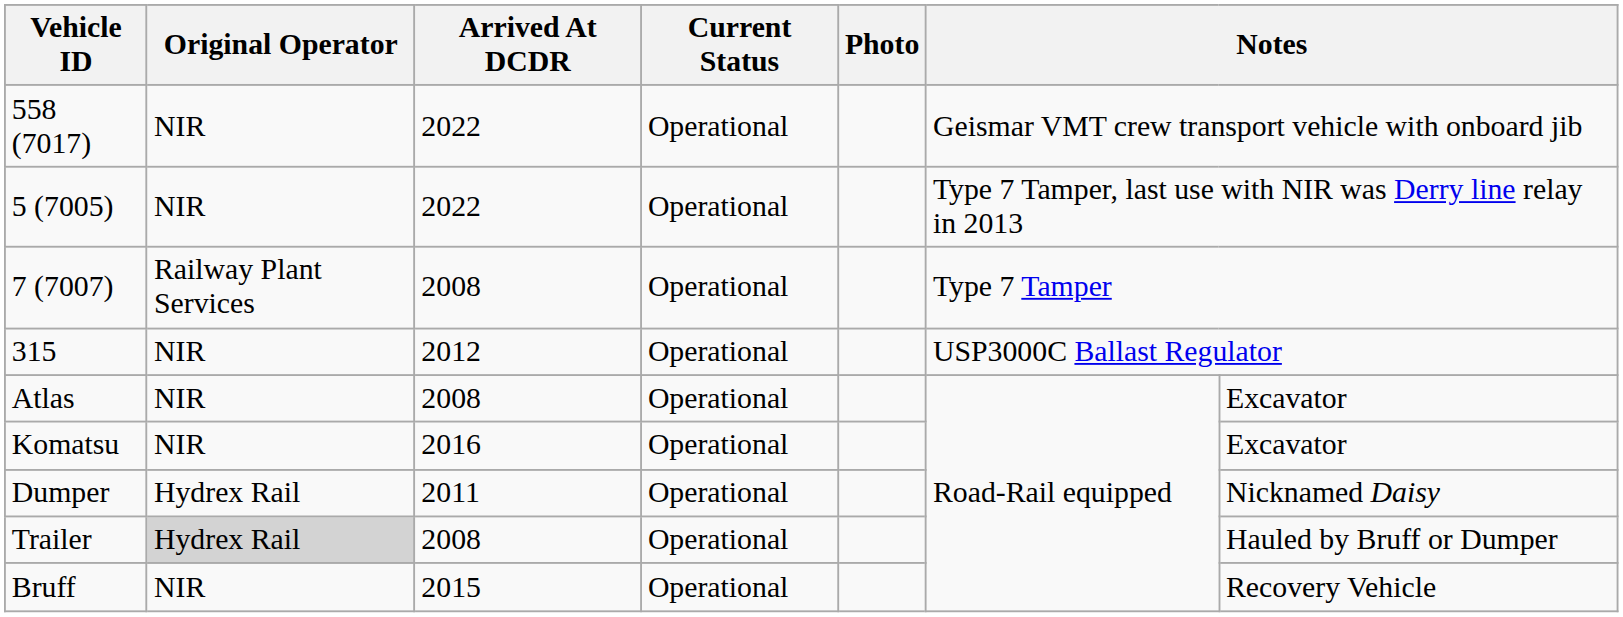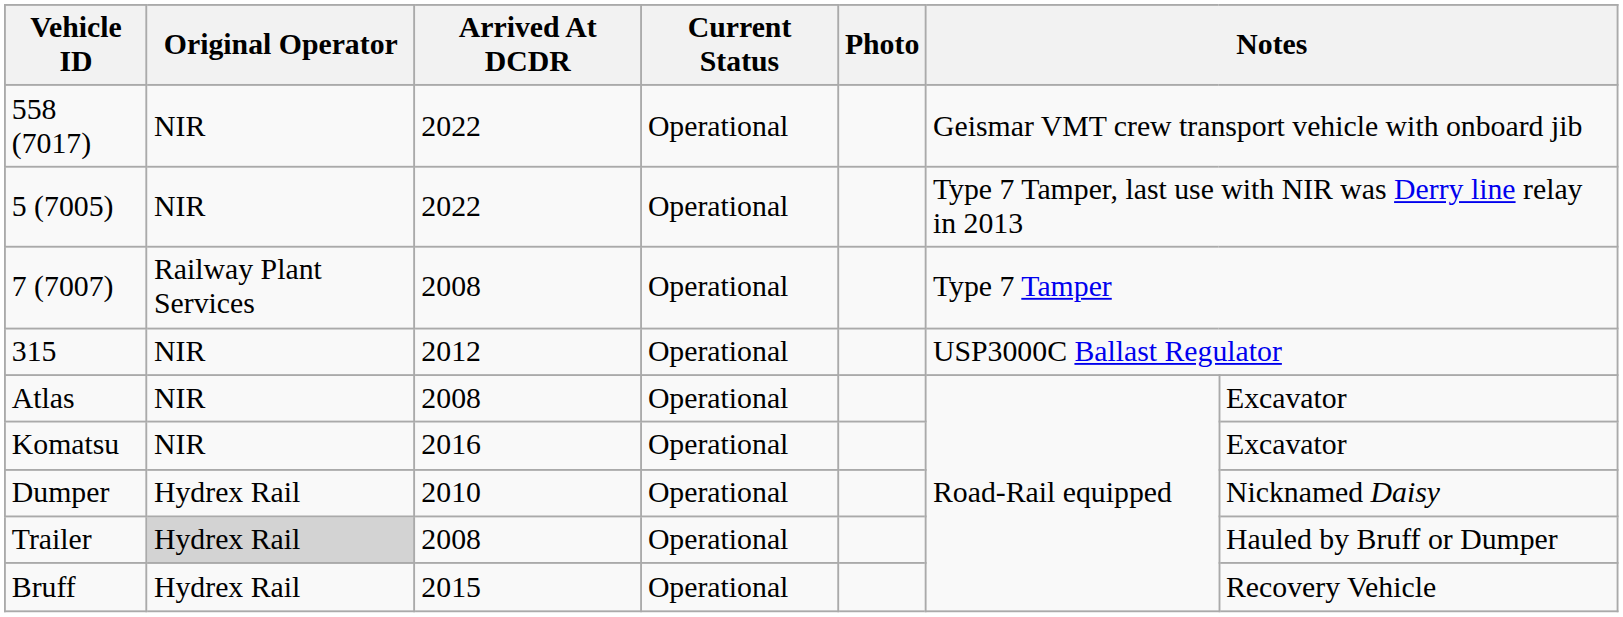(451, 492) 2011 -> (451, 492) 2010
(180, 586) NIR -> (227, 586) Hydrex Rail
